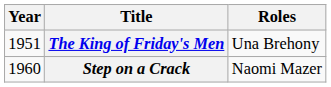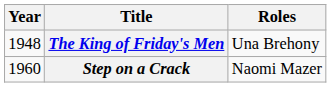(25, 43) 1951 -> (25, 43) 1948
